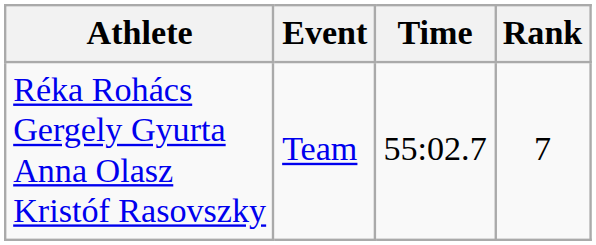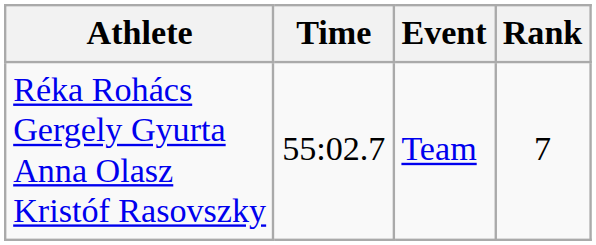columns swapped: (325, 33) <-> (435, 33)
